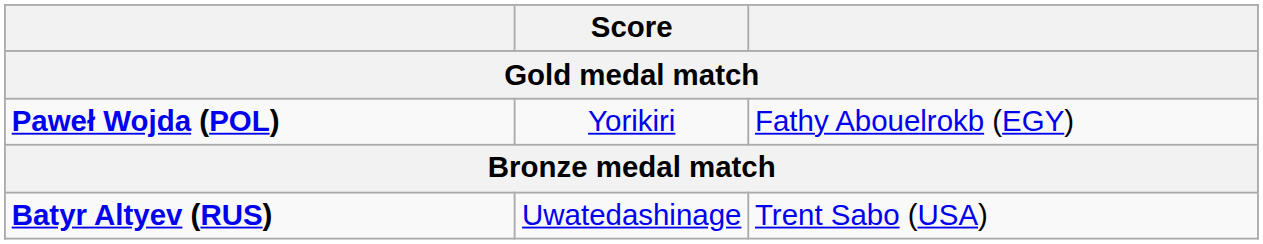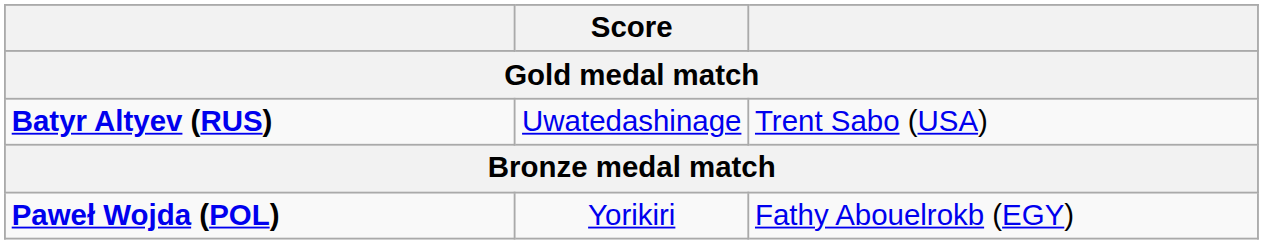rows swapped: (142, 214) <-> (146, 121)
